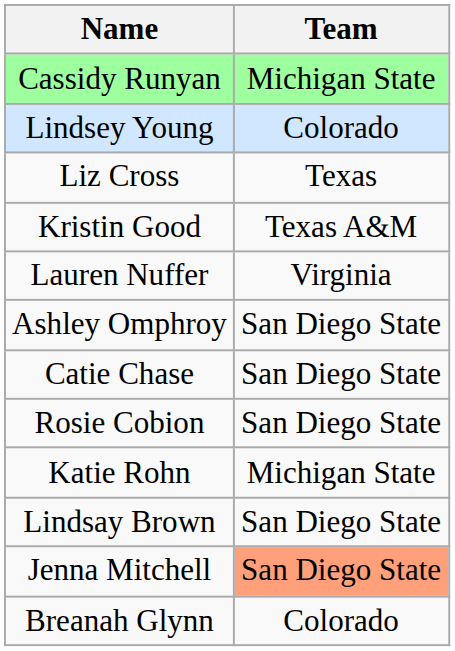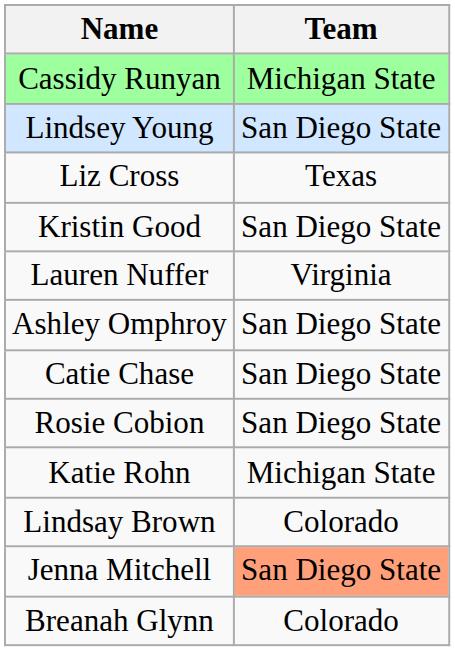(341, 127) Colorado -> (341, 127) San Diego State
(341, 226) Texas A&M -> (341, 226) San Diego State
(341, 521) San Diego State -> (341, 521) Colorado
